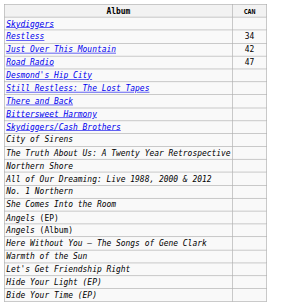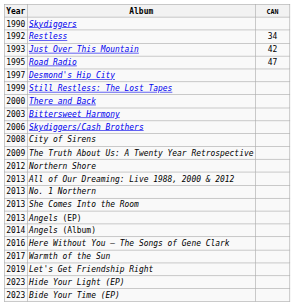+ column: (16, 11)
